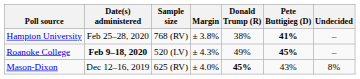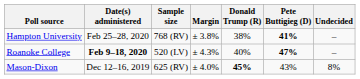(242, 52) 49% -> (242, 52) 40%
(288, 52) 45% -> (288, 52) 47%
